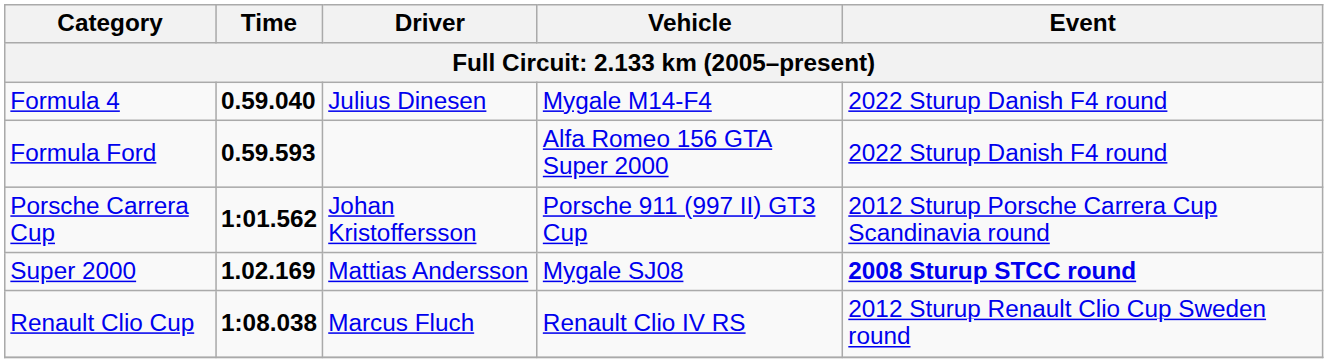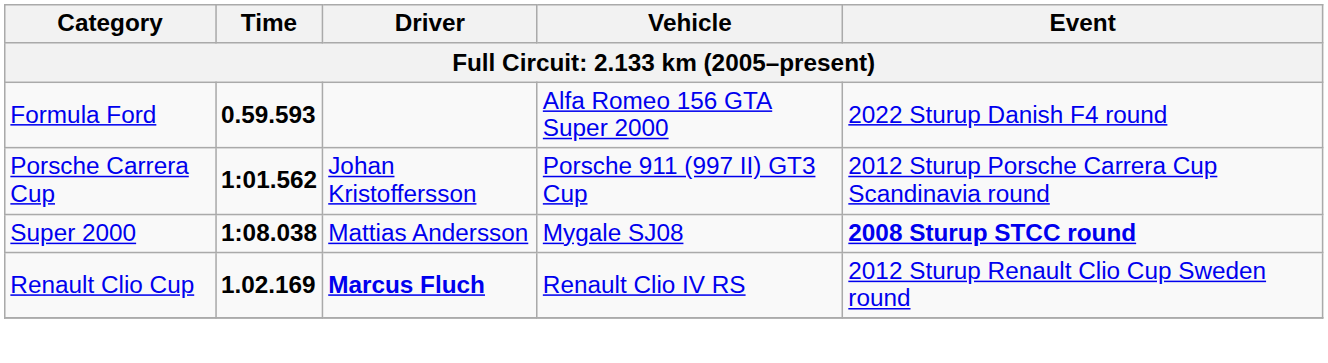- row: (65, 100)
(268, 271) 1.02.169 -> (269, 232) 1:08.038
(269, 323) 1:08.038 -> (268, 285) 1.02.169
(401, 323) normal -> (407, 285) bold
